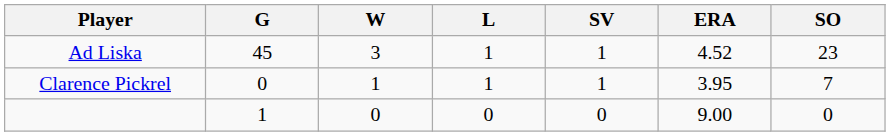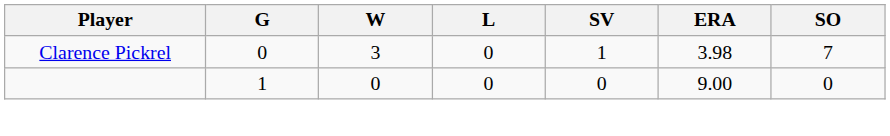- row: (105, 51)
(375, 83) 1 -> (375, 51) 3
(489, 83) 1 -> (489, 51) 0
(715, 83) 3.95 -> (715, 51) 3.98
